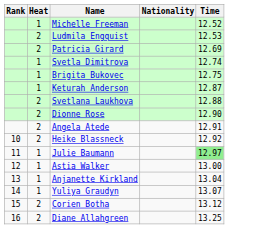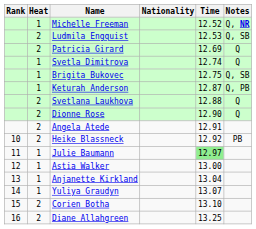+ column: (238, 11)
(210, 205) 13.12 -> (210, 205) 13.10
